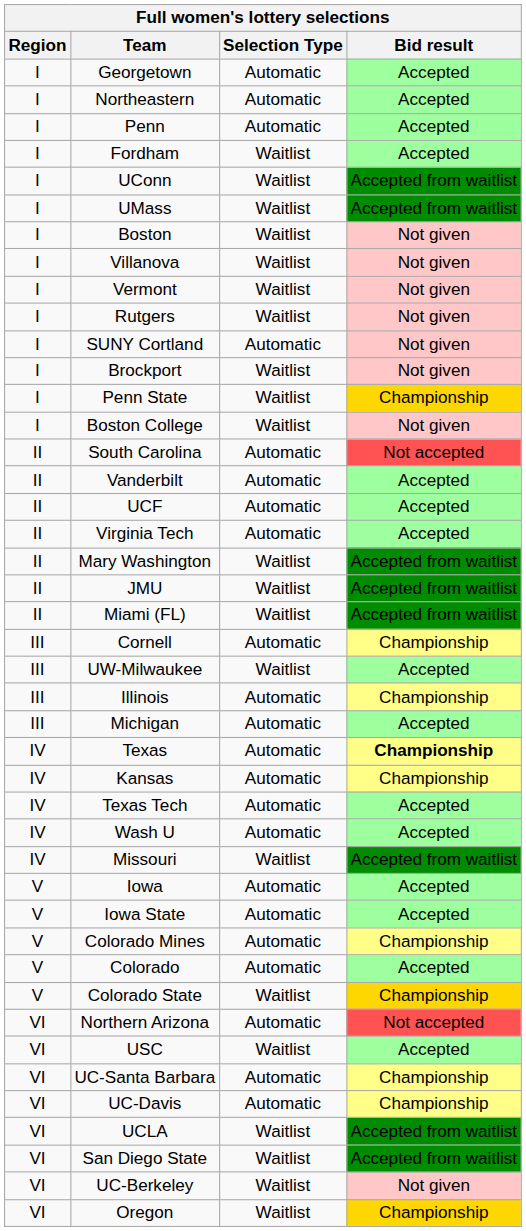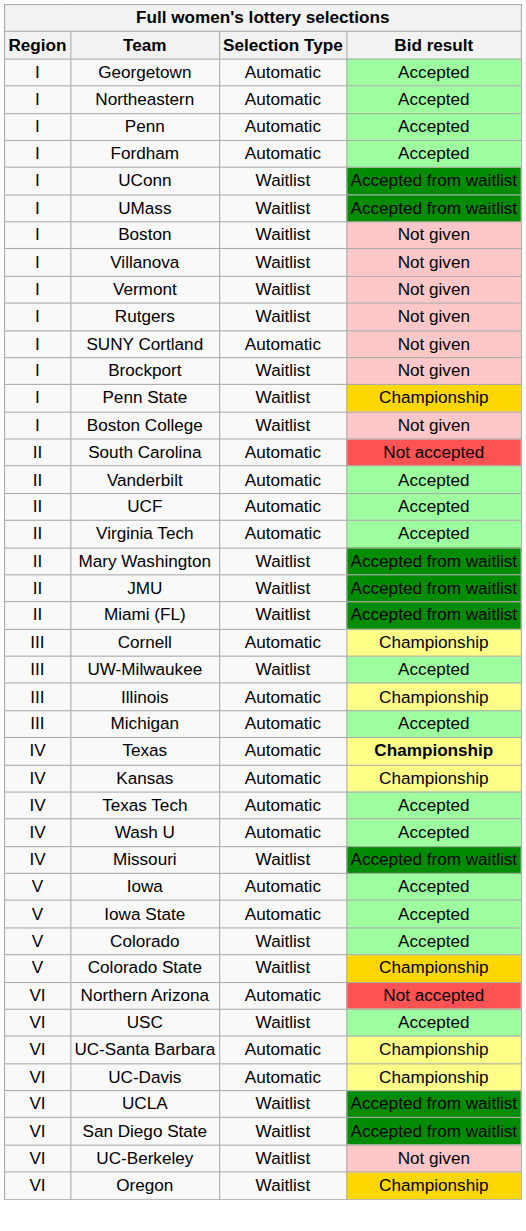(283, 153) Waitlist -> (283, 153) Automatic
- row: (145, 941)
(283, 968) Automatic -> (283, 941) Waitlist
